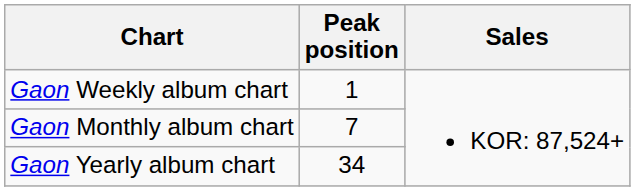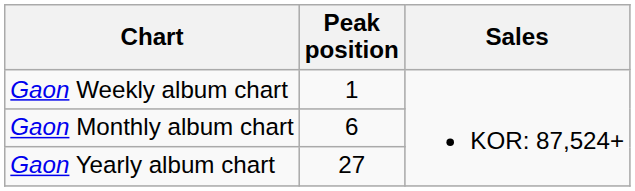(352, 127) 7 -> (352, 127) 6
(352, 165) 34 -> (352, 165) 27
